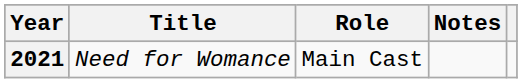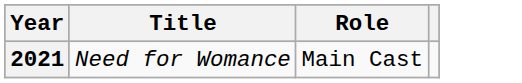- column: (468, 23)
